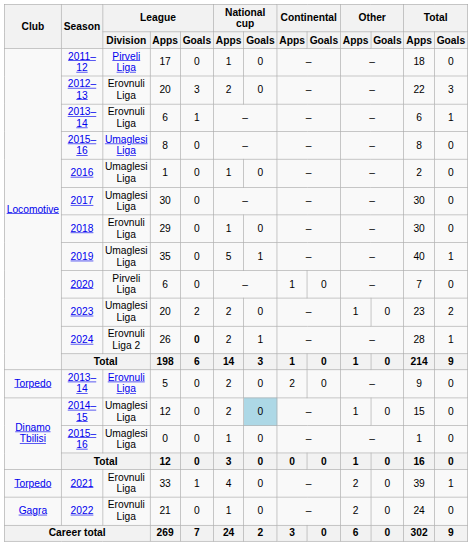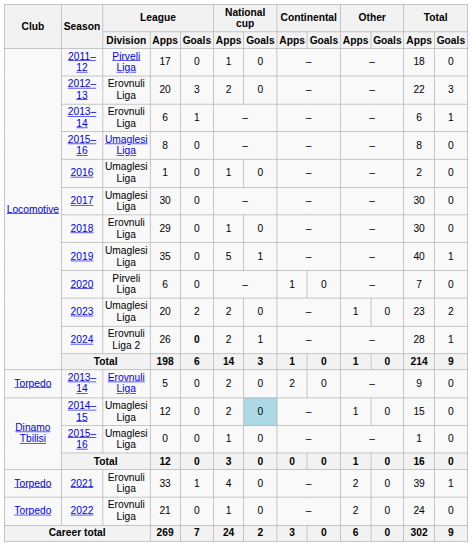(33, 511) Gagra -> (33, 511) Torpedo
